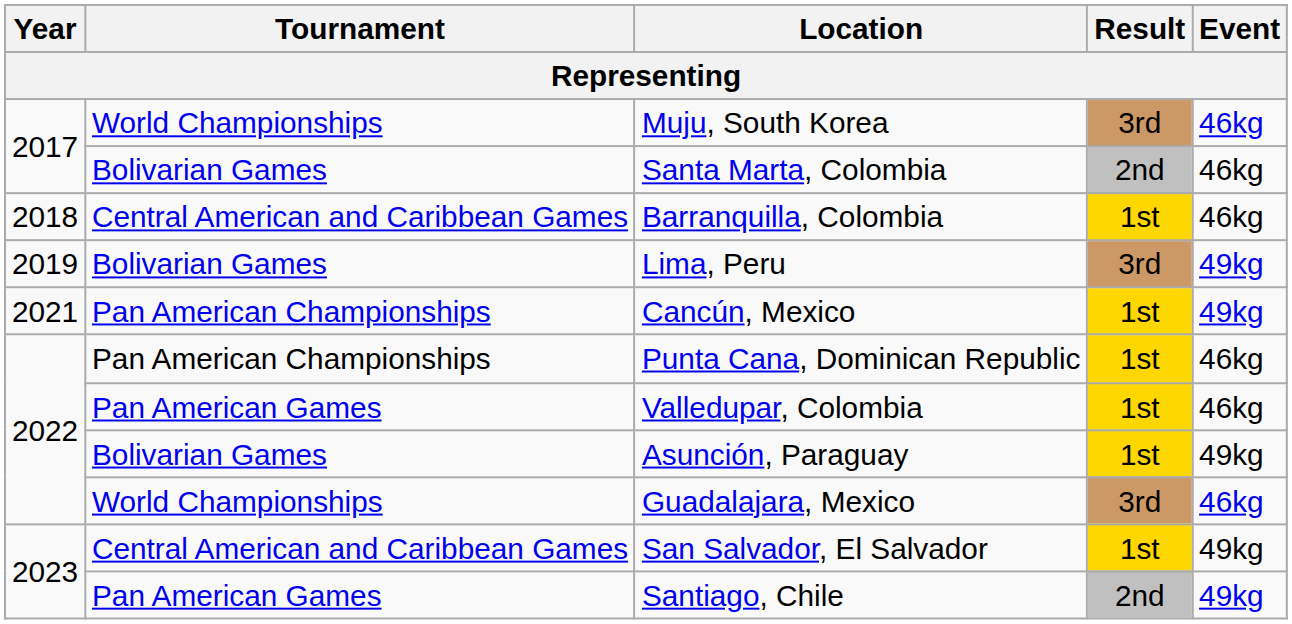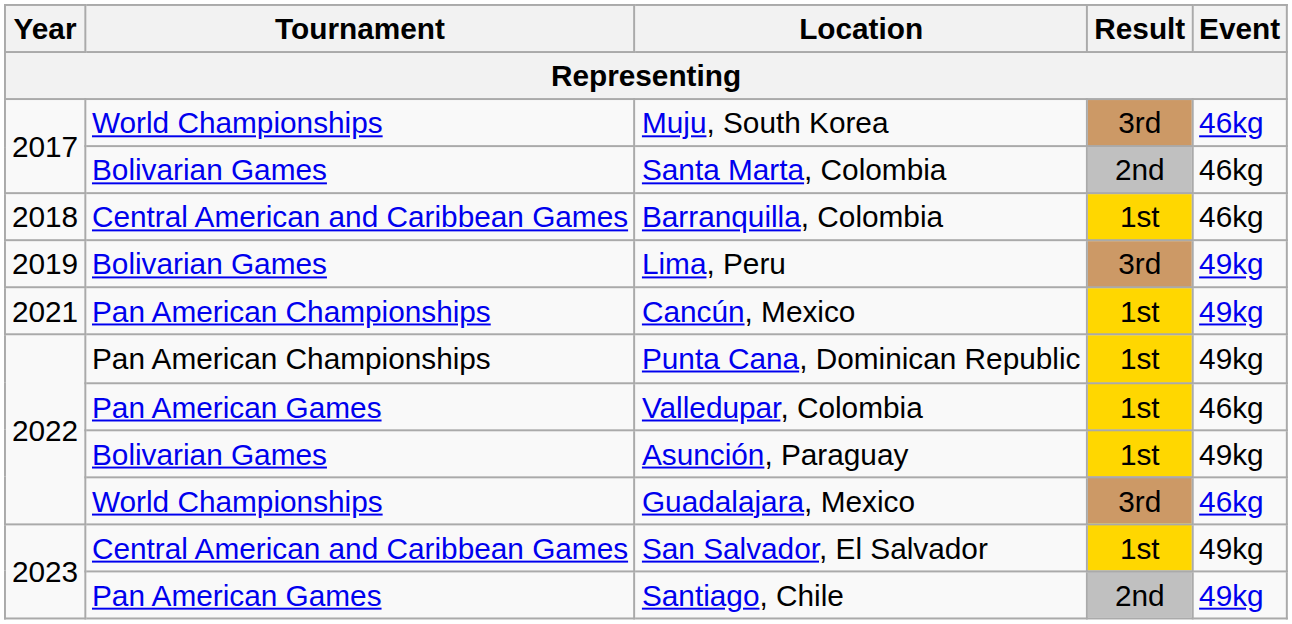(1231, 359) 46kg -> (1231, 359) 49kg
